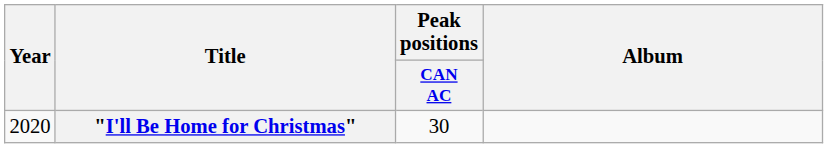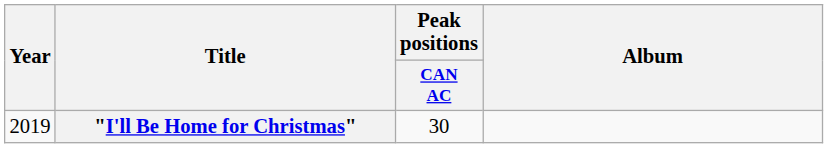(30, 126) 2020 -> (30, 126) 2019
